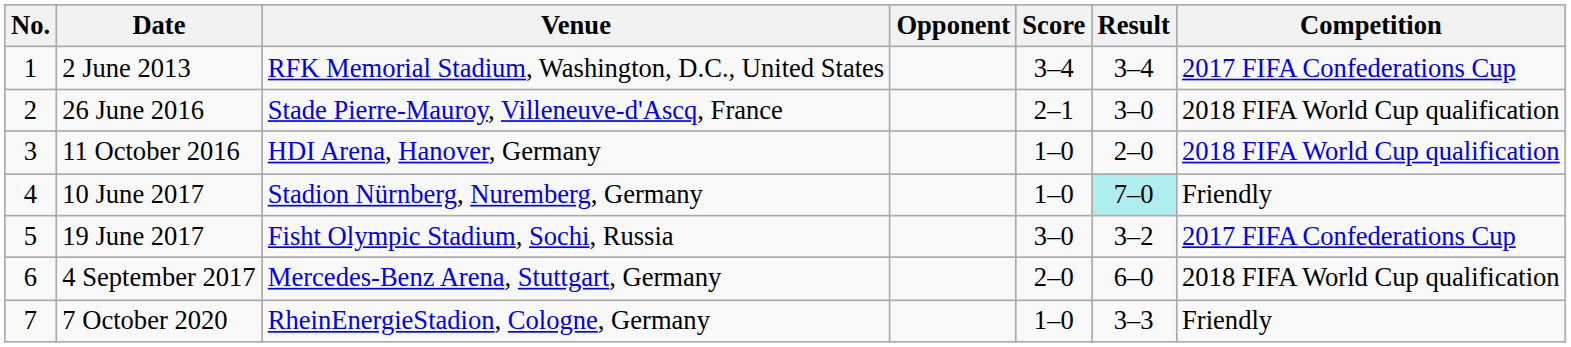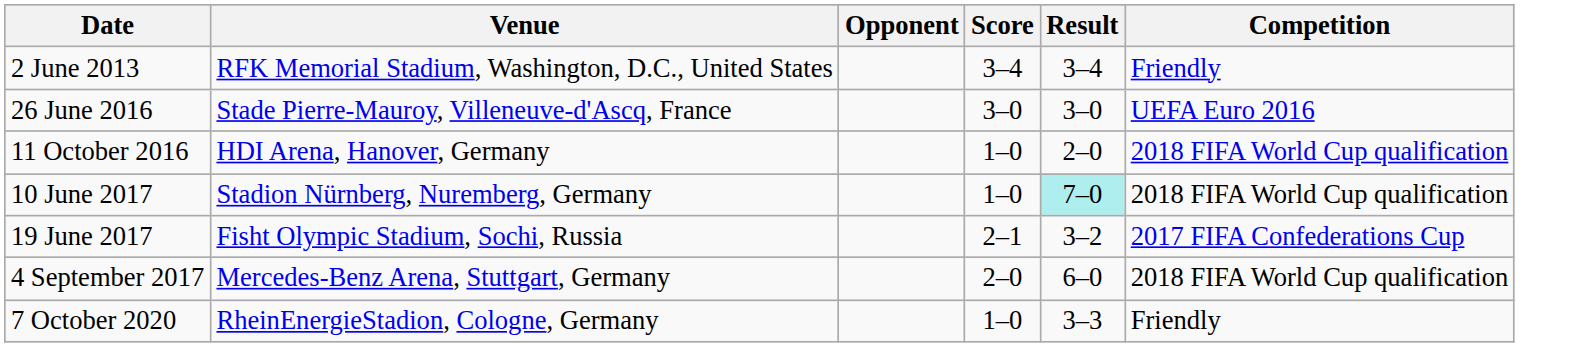- column: (31, 25)
(1349, 67) 2017 FIFA Confederations Cup -> (1176, 67) Friendly
(1054, 109) 2–1 -> (1002, 109) 3–0
(1371, 109) 2018 FIFA World Cup qualification -> (1223, 109) UEFA Euro 2016
(1227, 194) Friendly -> (1320, 194) 2018 FIFA World Cup qualification
(1054, 236) 3–0 -> (1002, 236) 2–1
